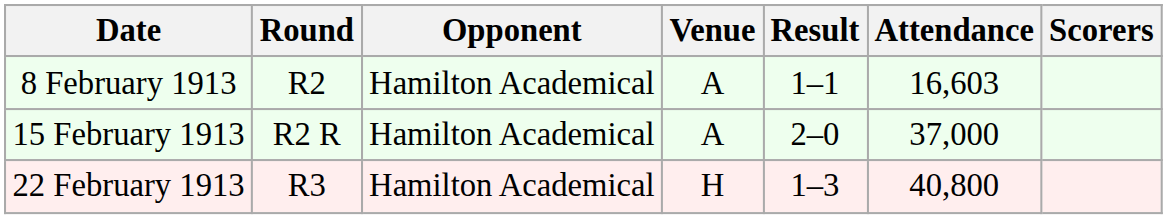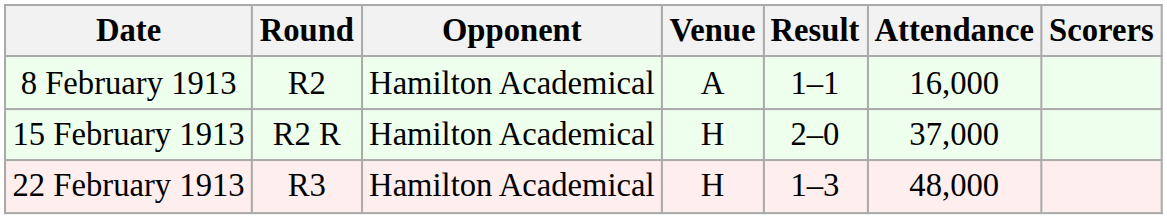(954, 82) 16,603 -> (954, 82) 16,000
(713, 133) A -> (713, 133) H
(954, 185) 40,800 -> (954, 185) 48,000
